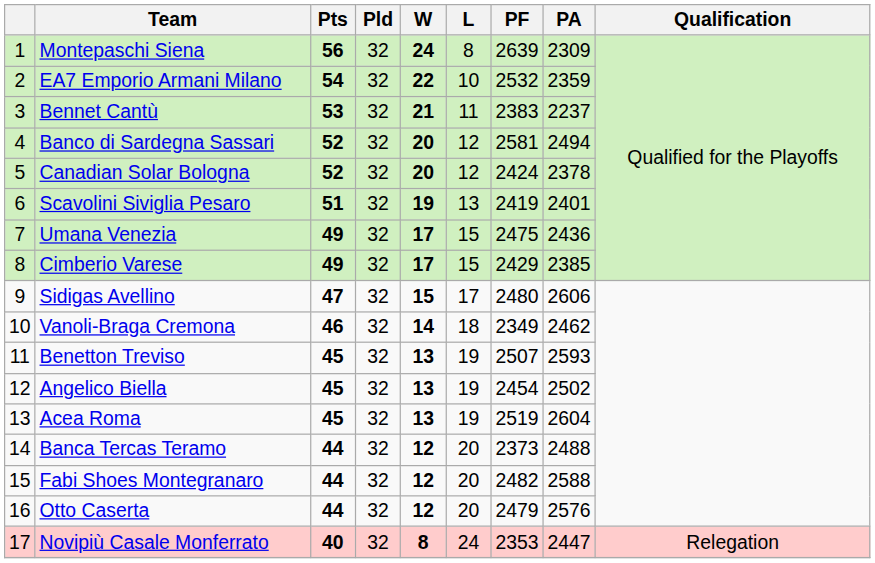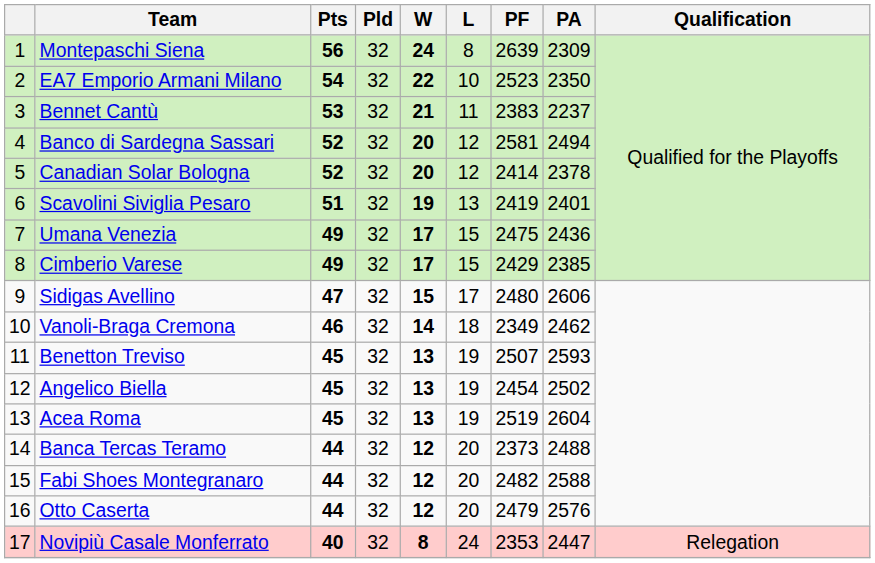(517, 81) 2532 -> (517, 81) 2523
(569, 81) 2359 -> (569, 81) 2350
(517, 173) 2424 -> (517, 173) 2414
